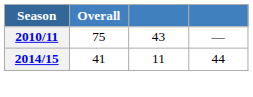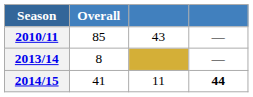(99, 36) 75 -> (99, 36) 85
+ row: (37, 58)
(218, 58) normal -> (218, 80) bold
